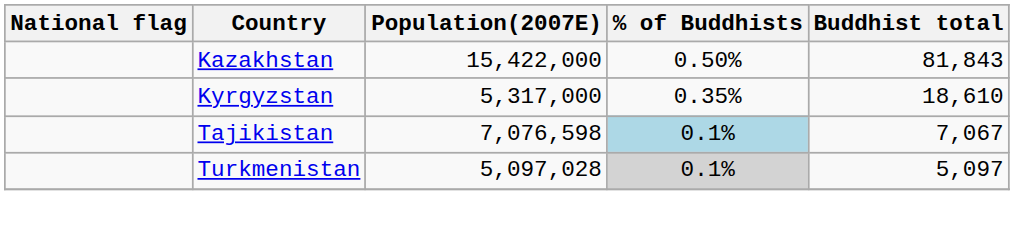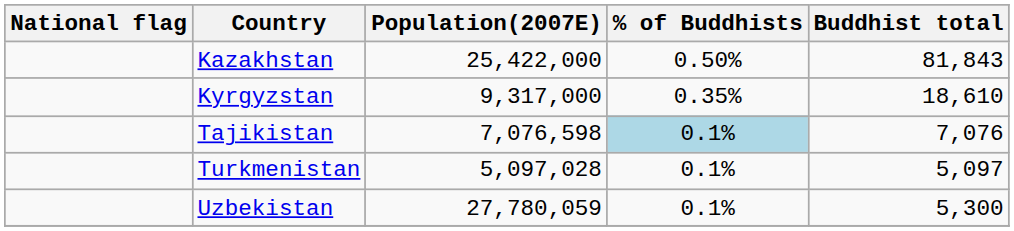(534, 60) 15,422,000 -> (534, 60) 25,422,000
(541, 97) 5,317,000 -> (541, 97) 9,317,000
(970, 134) 7,067 -> (970, 134) 7,076
(708, 171) lightgrey background -> (708, 171) no background
+ row: (265, 208)
